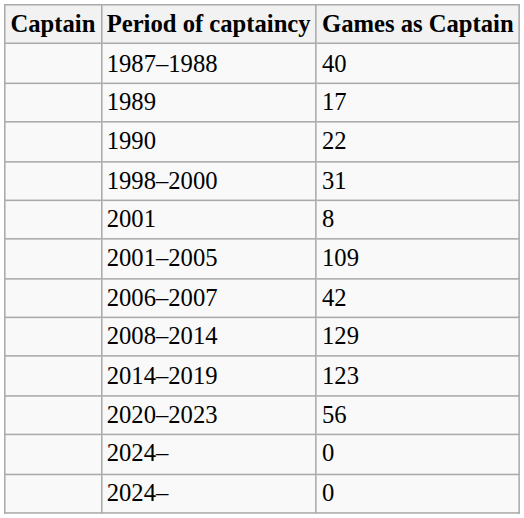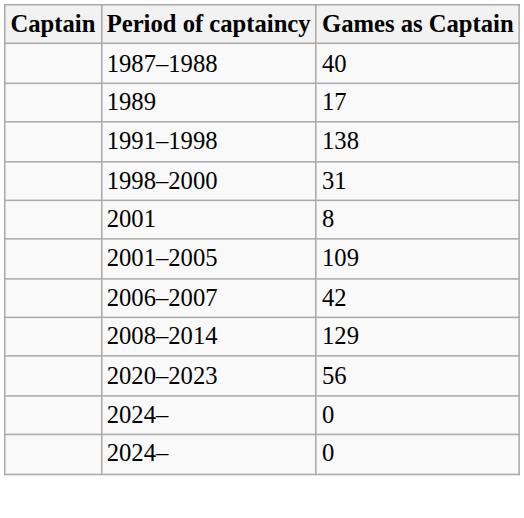- row: (131, 141)
+ row: (162, 141)
- row: (162, 375)
